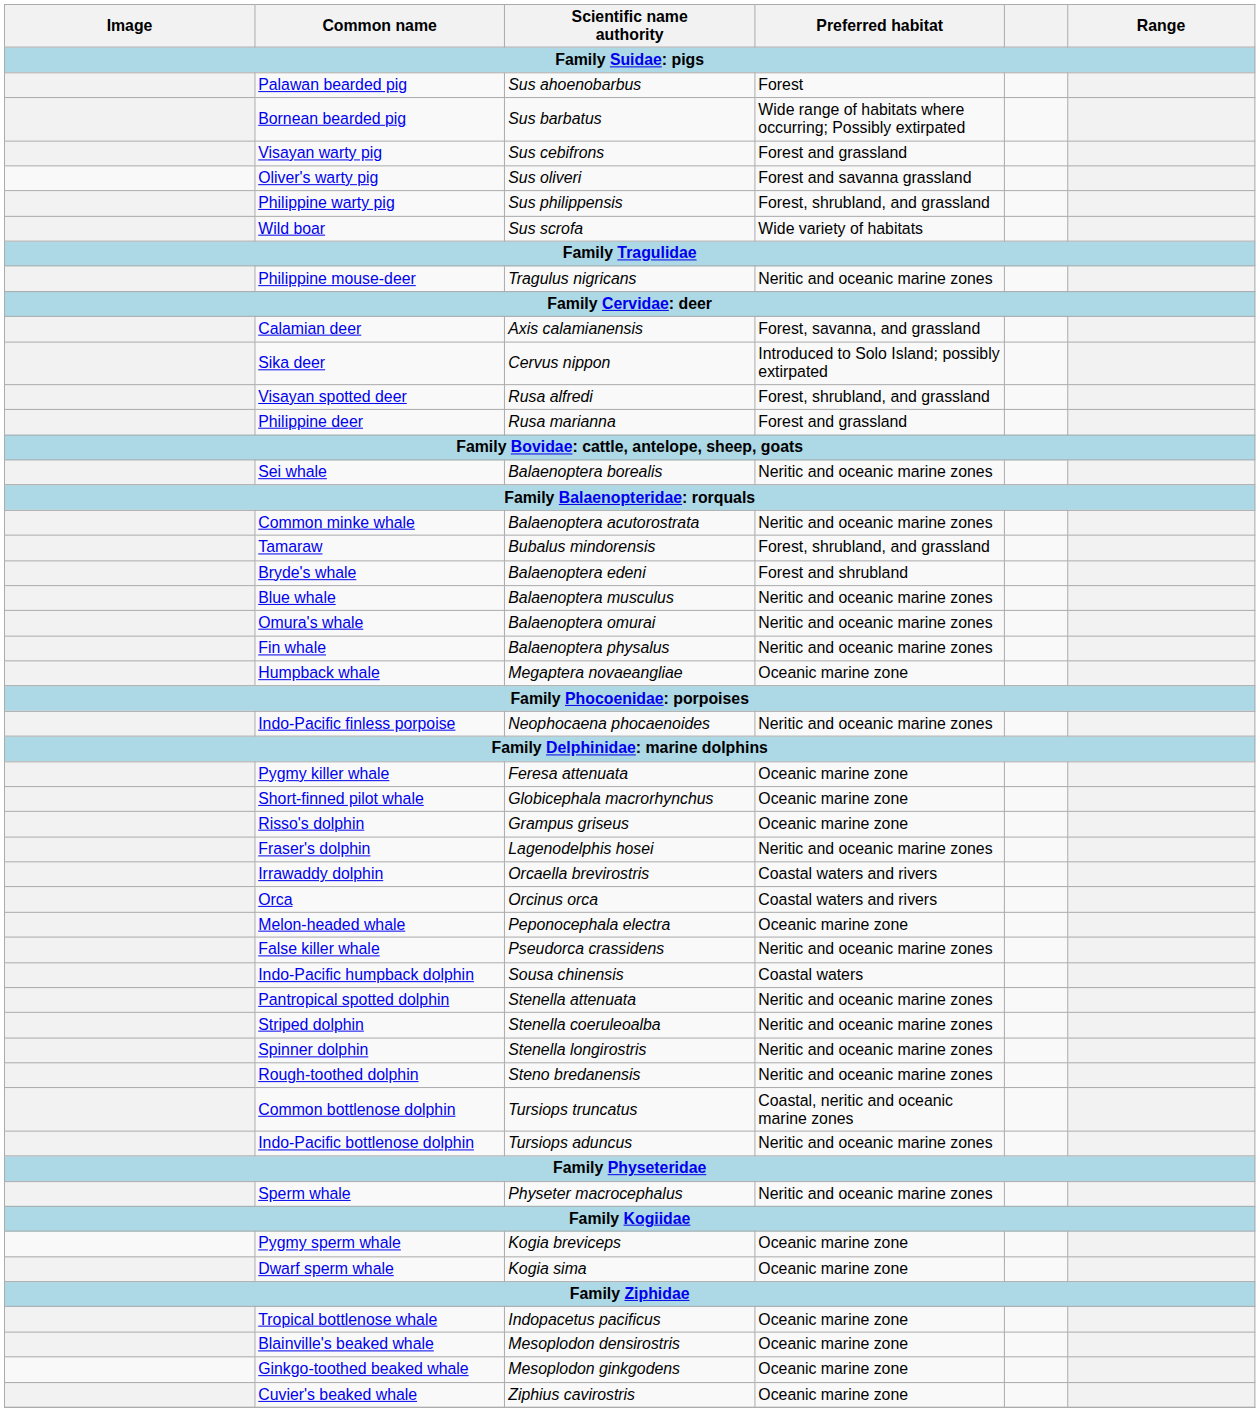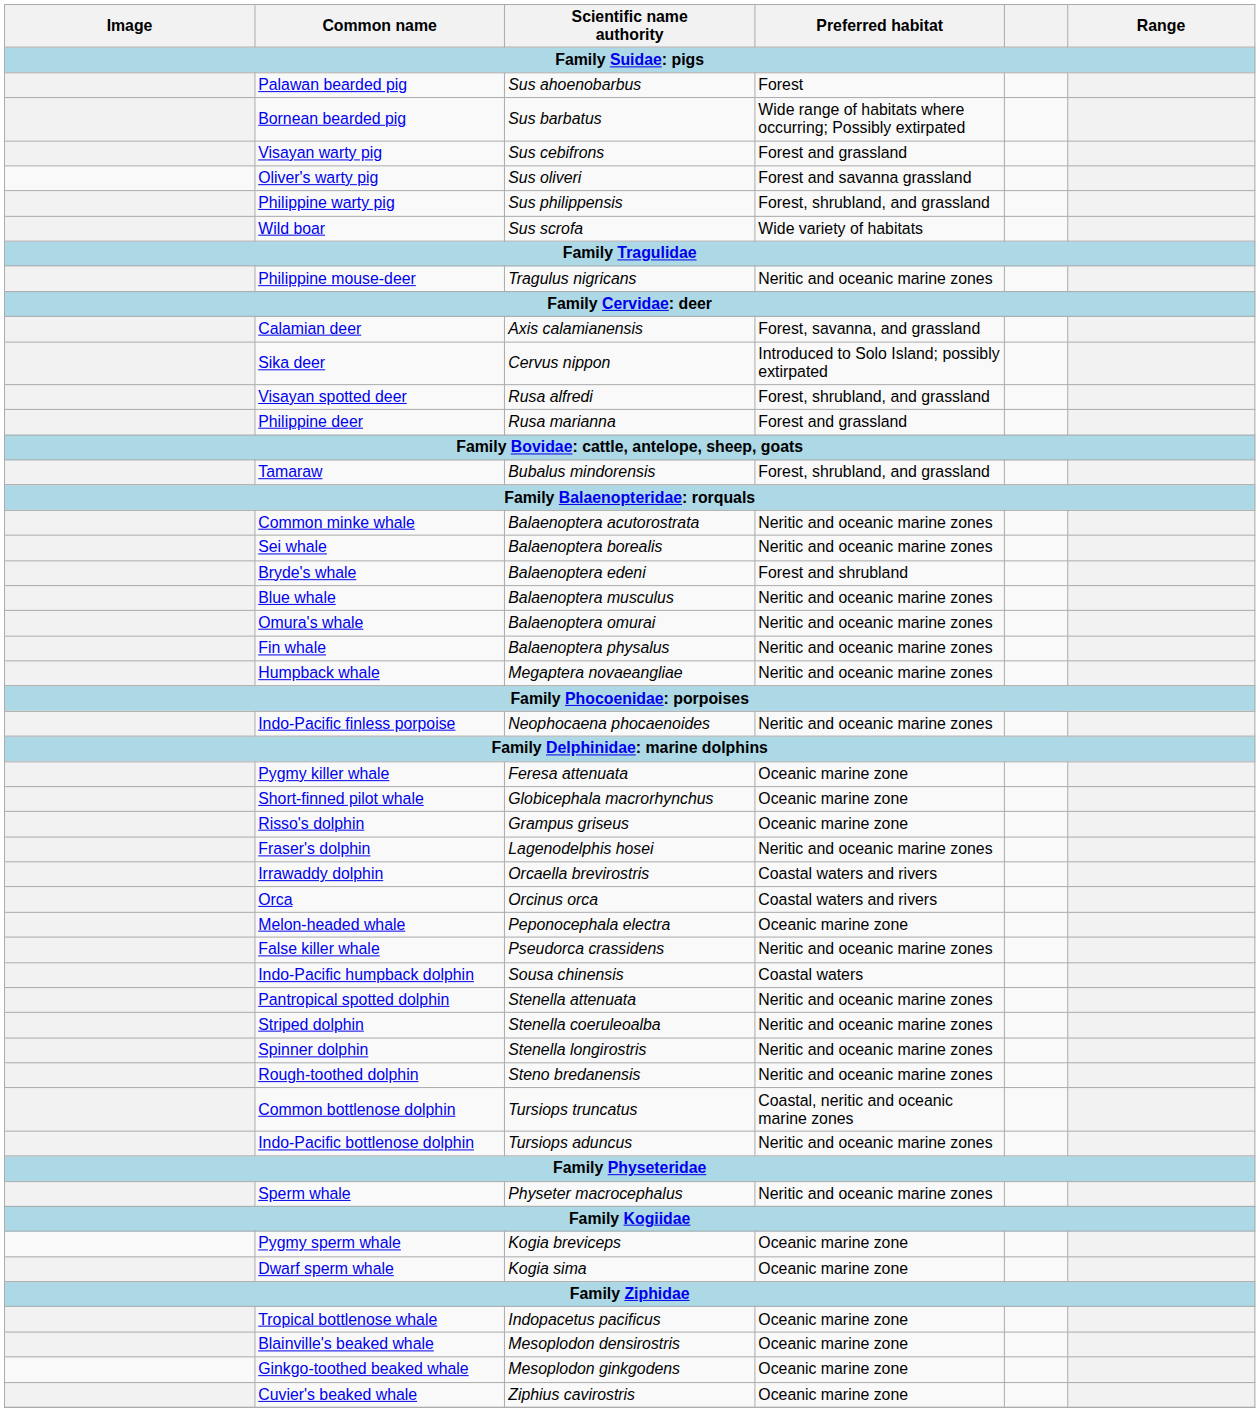rows swapped: (290, 547) <-> (293, 472)
(833, 673) Oceanic marine zone -> (875, 673) Neritic and oceanic marine zones
